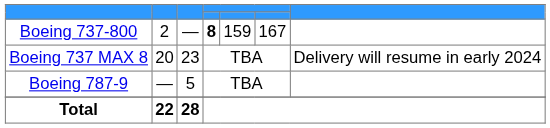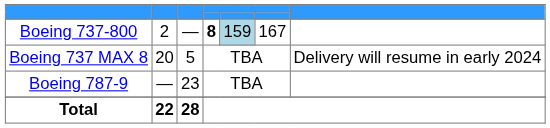(237, 32) no background -> (237, 32) lightblue background
(190, 58) 23 -> (190, 58) 5
(190, 84) 5 -> (190, 84) 23
